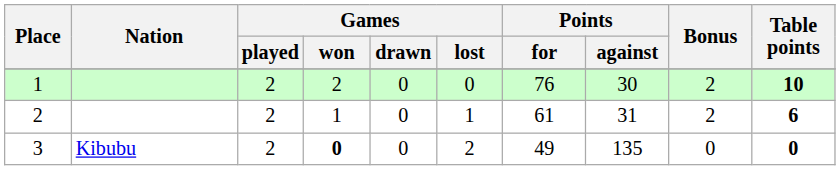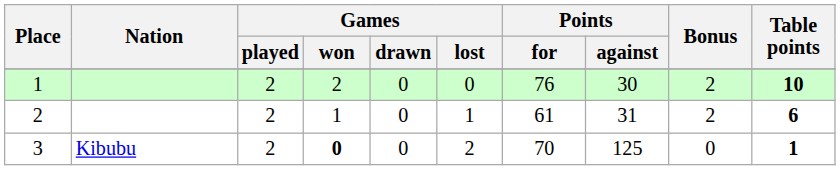(544, 148) 49 -> (544, 148) 70
(627, 148) 135 -> (627, 148) 125
(793, 148) 0 -> (793, 148) 1
